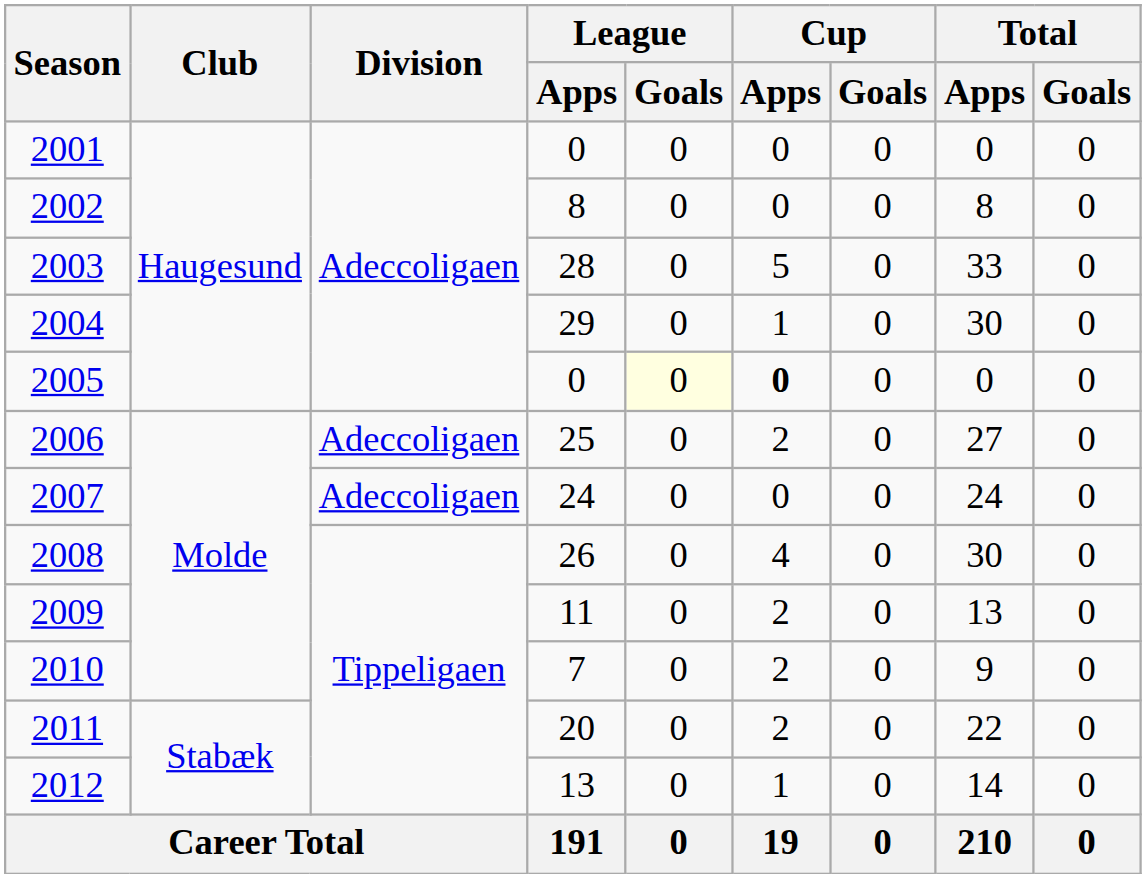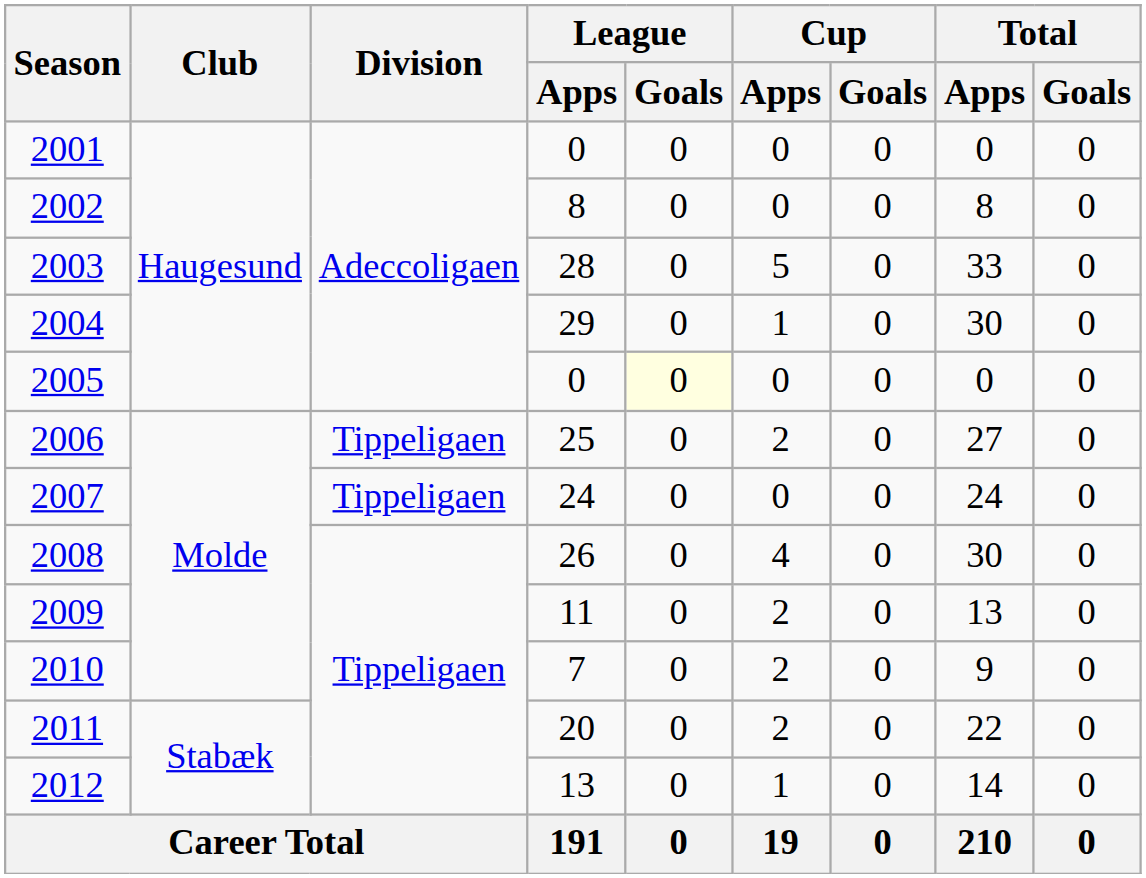(781, 380) bold -> (781, 380) normal
(419, 438) Adeccoligaen -> (419, 438) Tippeligaen
(419, 496) Adeccoligaen -> (419, 496) Tippeligaen
